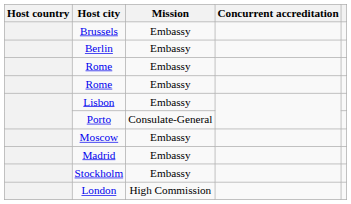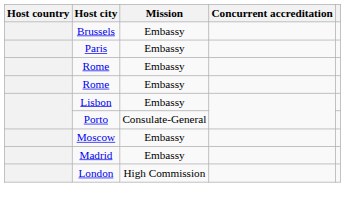+ row: (96, 48)
- row: (99, 48)
- row: (99, 173)
